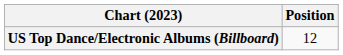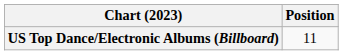(310, 38) 12 -> (310, 38) 11
